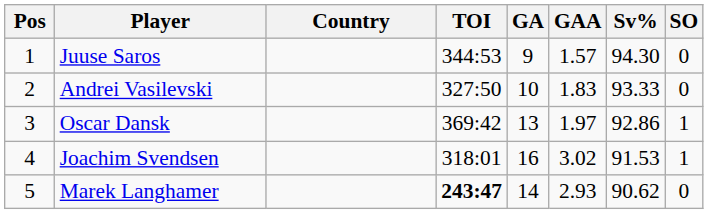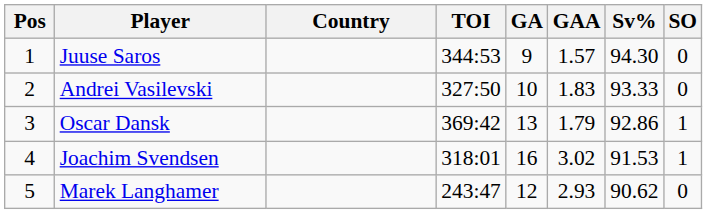(578, 123) 1.97 -> (577, 123) 1.79
(472, 191) bold -> (471, 191) normal
(528, 191) 14 -> (527, 191) 12
